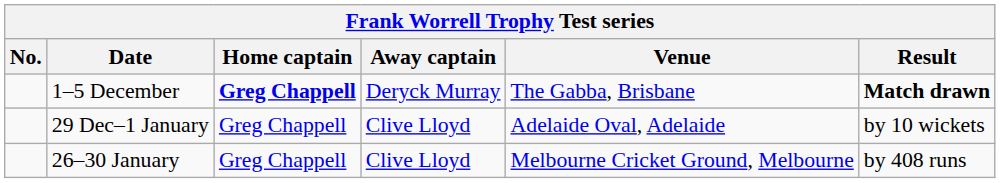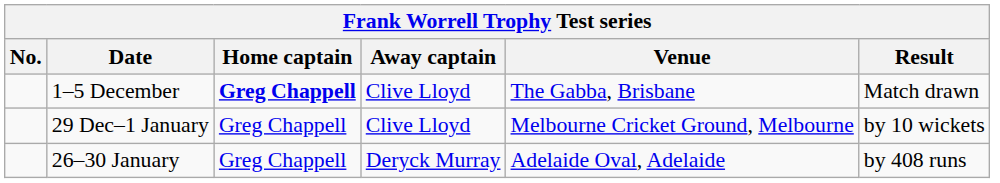(433, 90) Deryck Murray -> (418, 90) Clive Lloyd
(927, 90) bold -> (922, 90) normal
(618, 125) Adelaide Oval, Adelaide -> (682, 125) Melbourne Cricket Ground, Melbourne
(418, 159) Clive Lloyd -> (433, 159) Deryck Murray
(682, 159) Melbourne Cricket Ground, Melbourne -> (618, 159) Adelaide Oval, Adelaide
